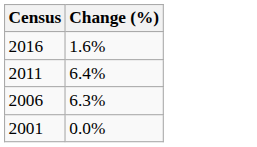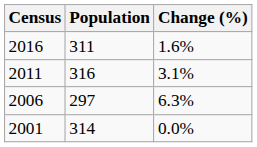+ column: (110, 18)
(87, 73) 6.4% -> (176, 73) 3.1%
